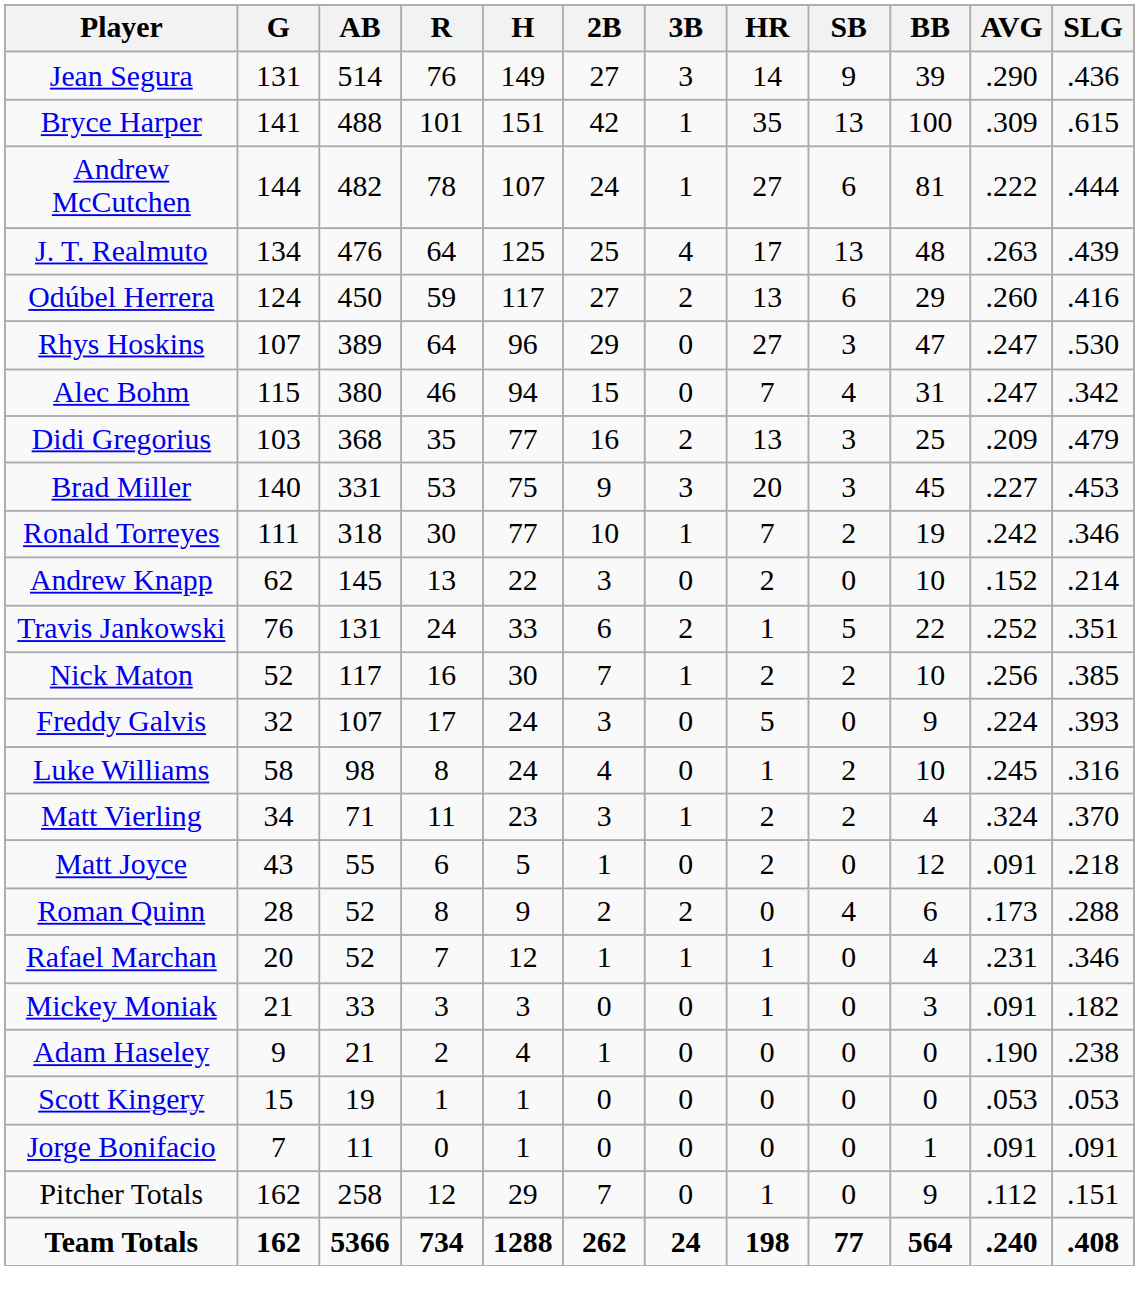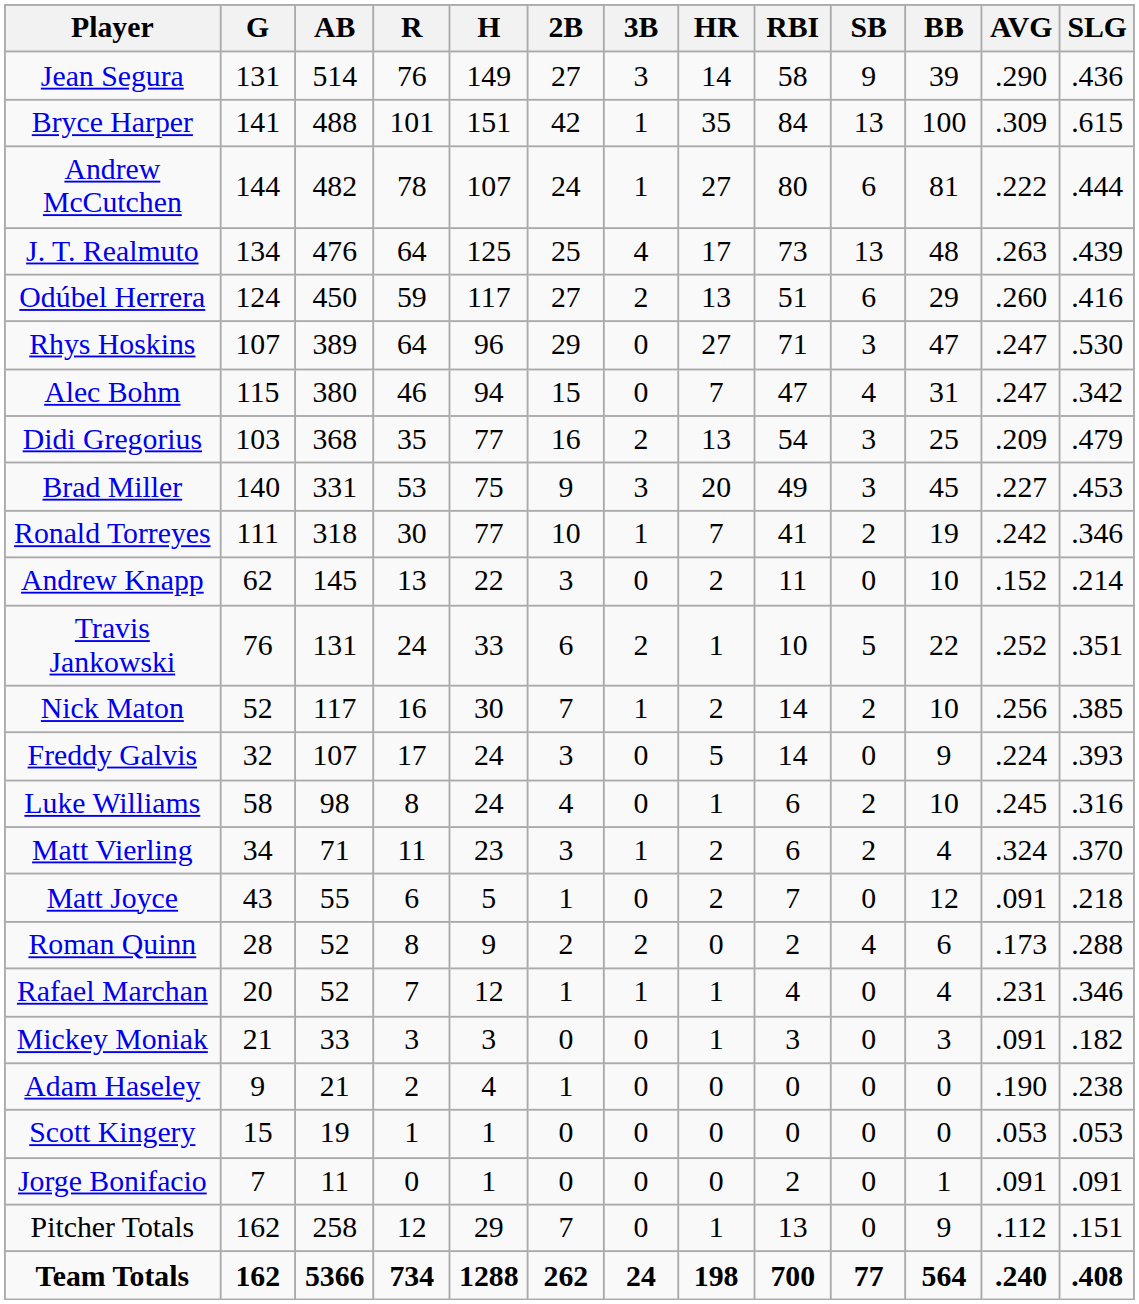+ column: (793, 28)
